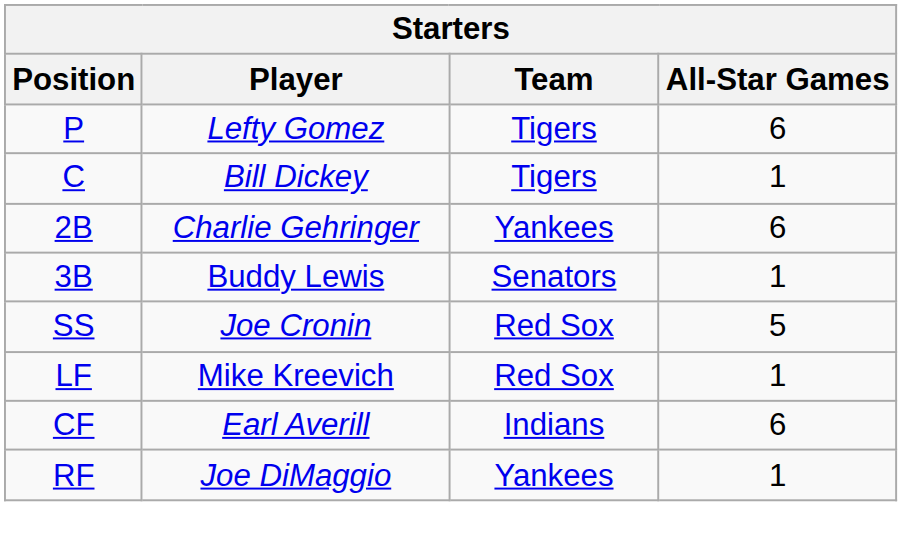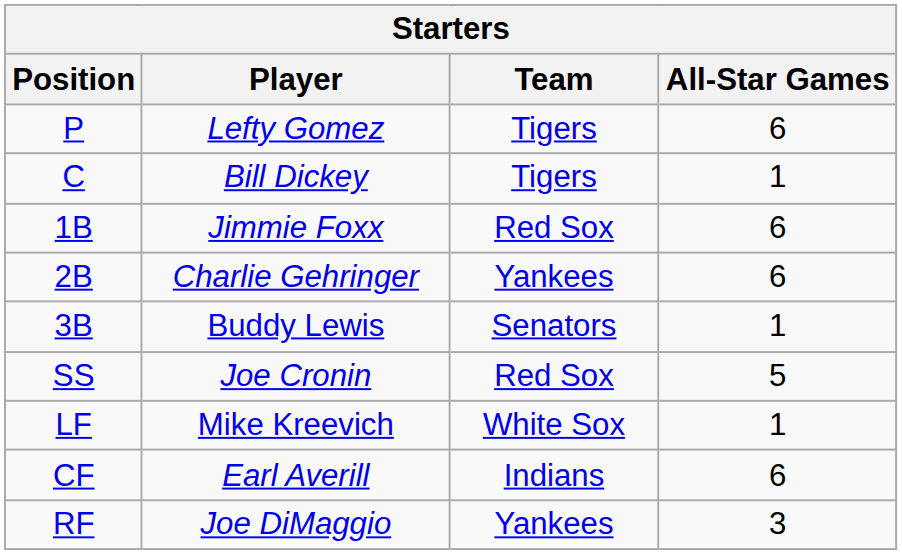+ row: (296, 227)
(554, 375) Red Sox -> (554, 425) White Sox
(778, 474) 1 -> (778, 524) 3
